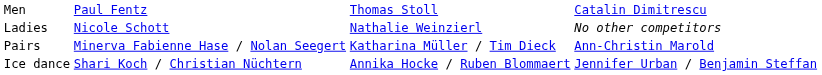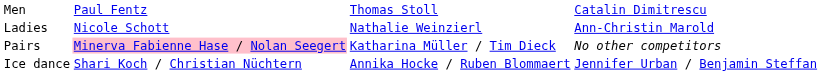(648, 28) No other competitors -> (644, 28) Ann-Christin Marold
(210, 46) no background -> (210, 46) pink background
(644, 46) Ann-Christin Marold -> (648, 46) No other competitors
